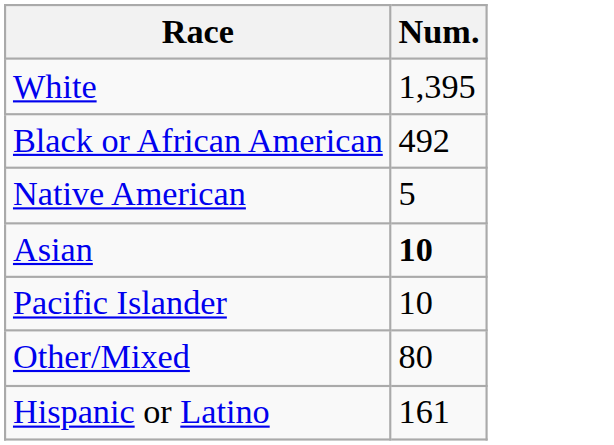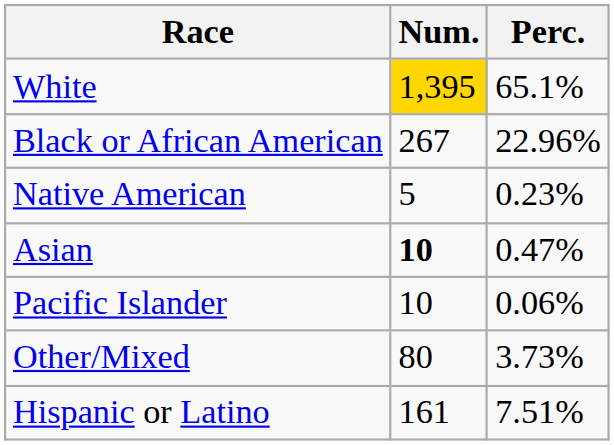+ column: (548, 31)
(437, 85) no background -> (437, 85) gold background
(424, 140) 492 -> (424, 140) 267
